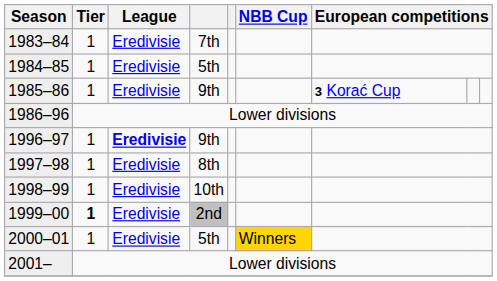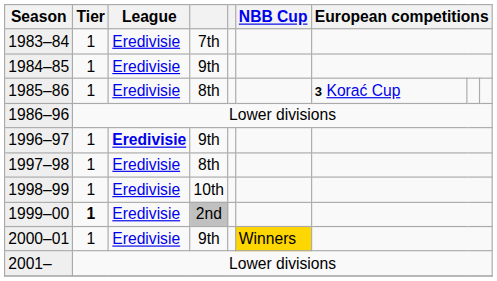(209, 66) 5th -> (209, 66) 9th
(209, 90) 9th -> (209, 90) 8th
(209, 238) 5th -> (209, 238) 9th
